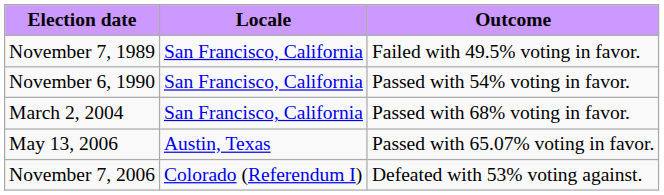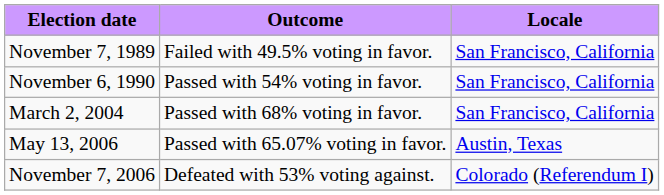columns swapped: (263, 19) <-> (513, 19)
